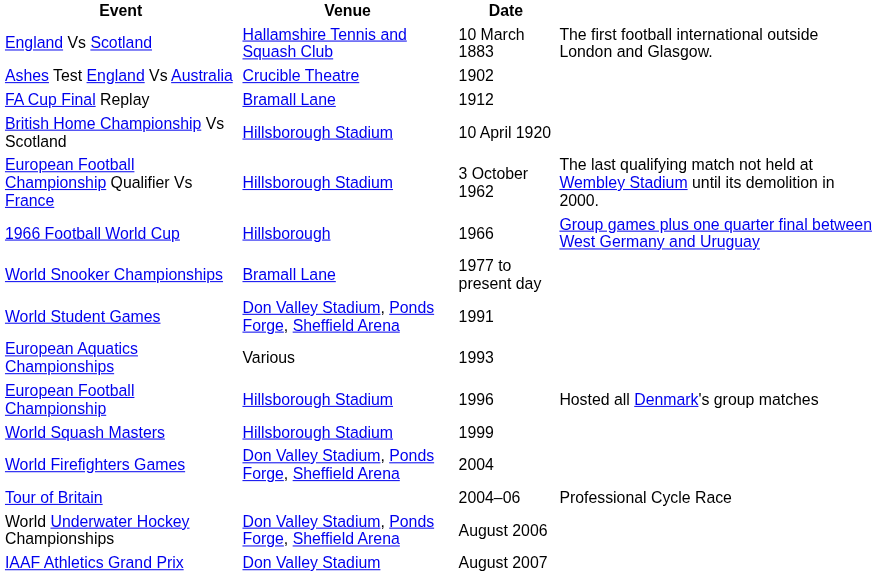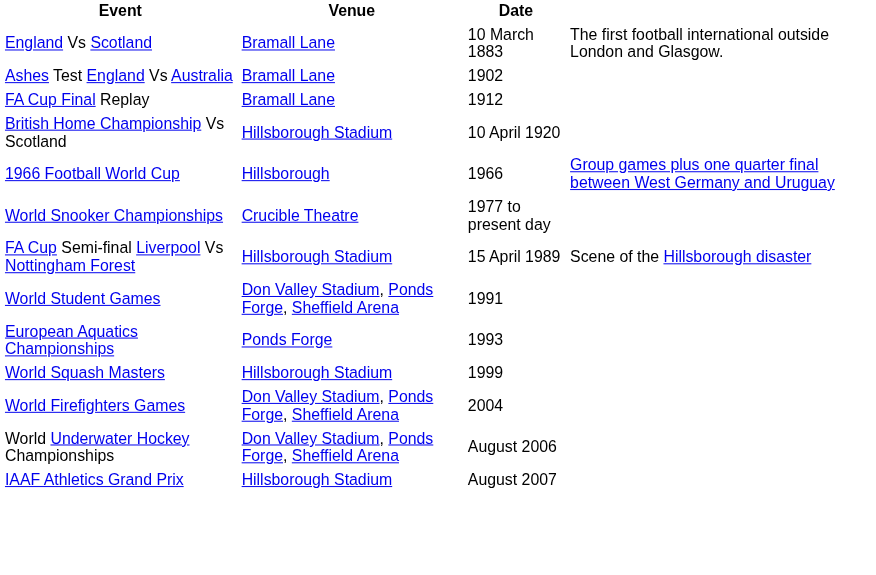(325, 43) Hallamshire Tennis and Squash Club -> (288, 43) Bramall Lane
(301, 76) Crucible Theatre -> (288, 76) Bramall Lane
- row: (99, 183)
(289, 275) Bramall Lane -> (300, 215) Crucible Theatre
+ row: (114, 257)
(269, 358) Various -> (287, 340) Ponds Forge
- row: (70, 399)
- row: (54, 497)
(311, 563) Don Valley Stadium -> (317, 480) Hillsborough Stadium
